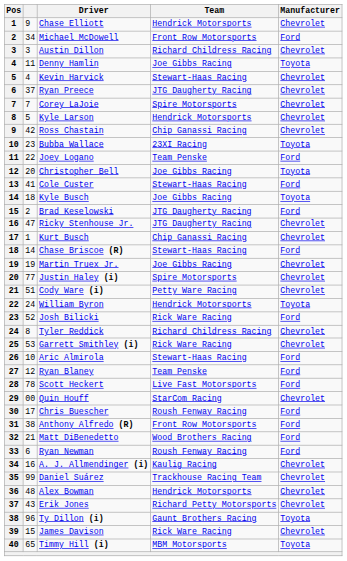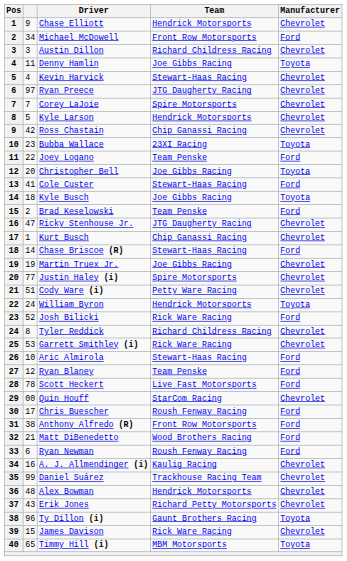(30, 92) 37 -> (30, 92) 97
(202, 212) JTG Daugherty Racing -> (180, 212) Team Penske
